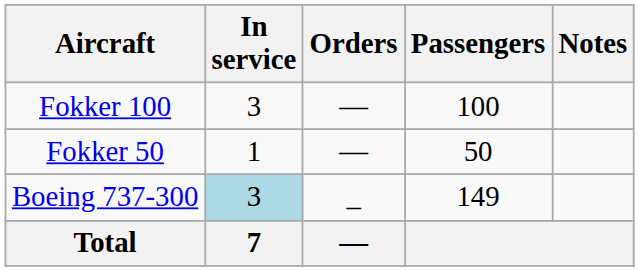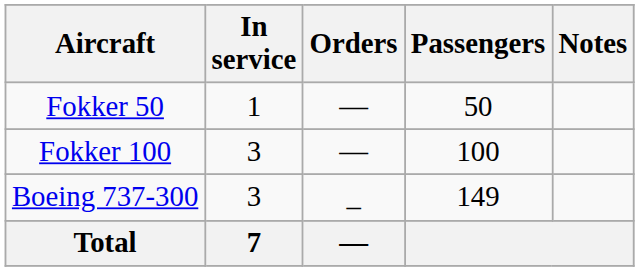rows swapped: (105, 151) <-> (105, 105)
(254, 196) lightblue background -> (254, 196) no background
